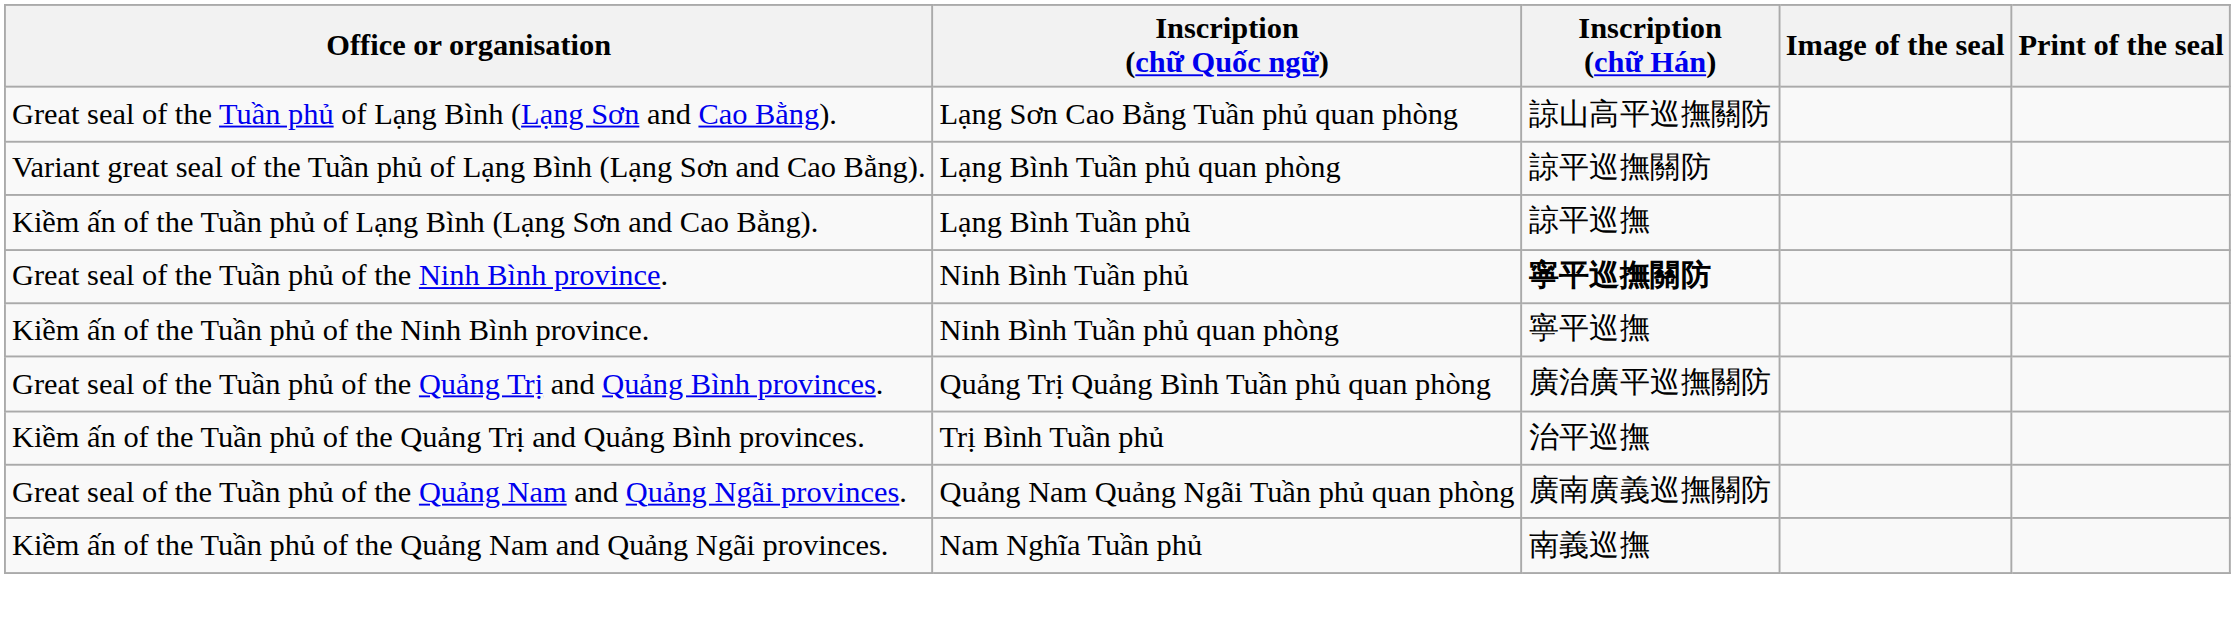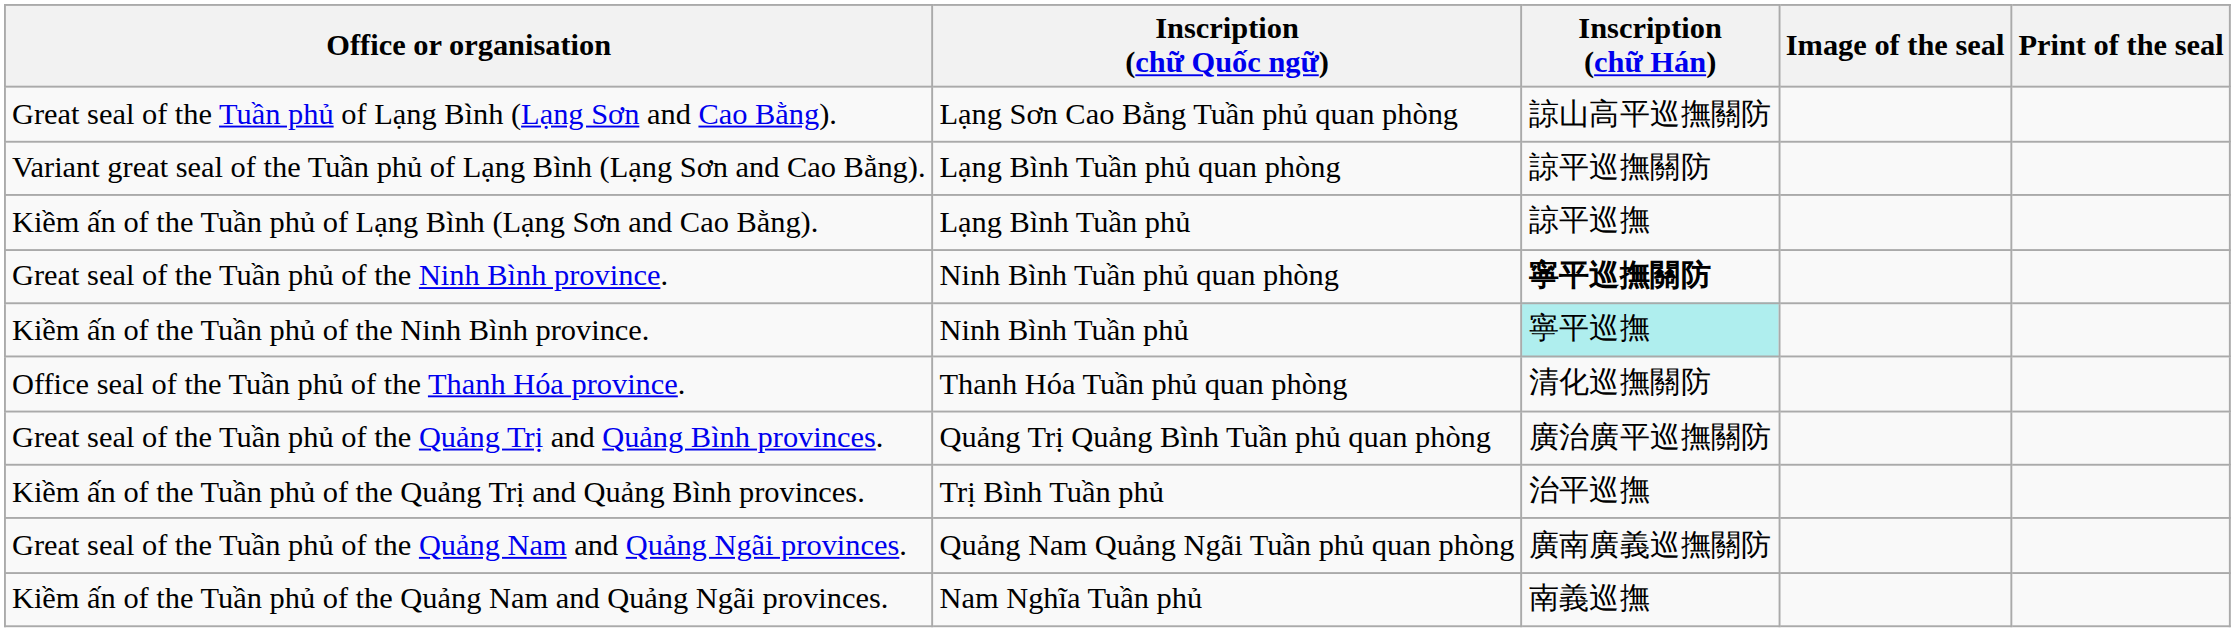(1064, 275) Ninh Bình Tuần phủ -> (1139, 275) Ninh Bình Tuần phủ quan phòng
(1139, 329) Ninh Bình Tuần phủ quan phòng -> (1064, 329) Ninh Bình Tuần phủ
(1589, 328) no background -> (1589, 328) paleturquoise background
+ row: (349, 383)
